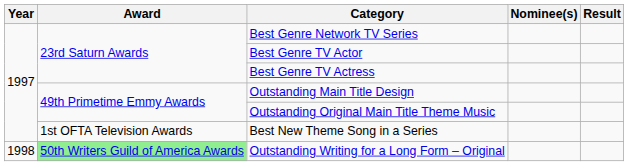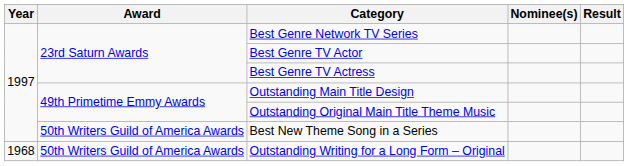(116, 131) 1st OFTA Television Awards -> (142, 131) 50th Writers Guild of America Awards
(21, 151) 1998 -> (21, 151) 1968
(142, 151) lightgreen background -> (142, 151) no background
